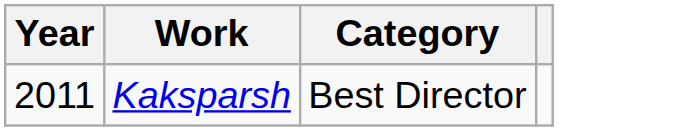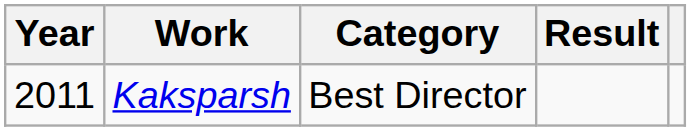+ column: (602, 34)
